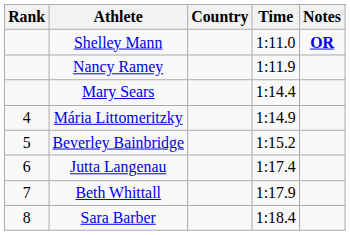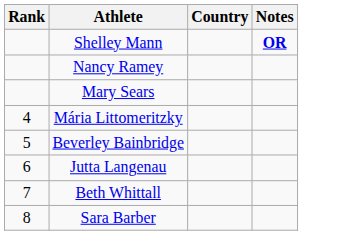- column: (276, 17)
